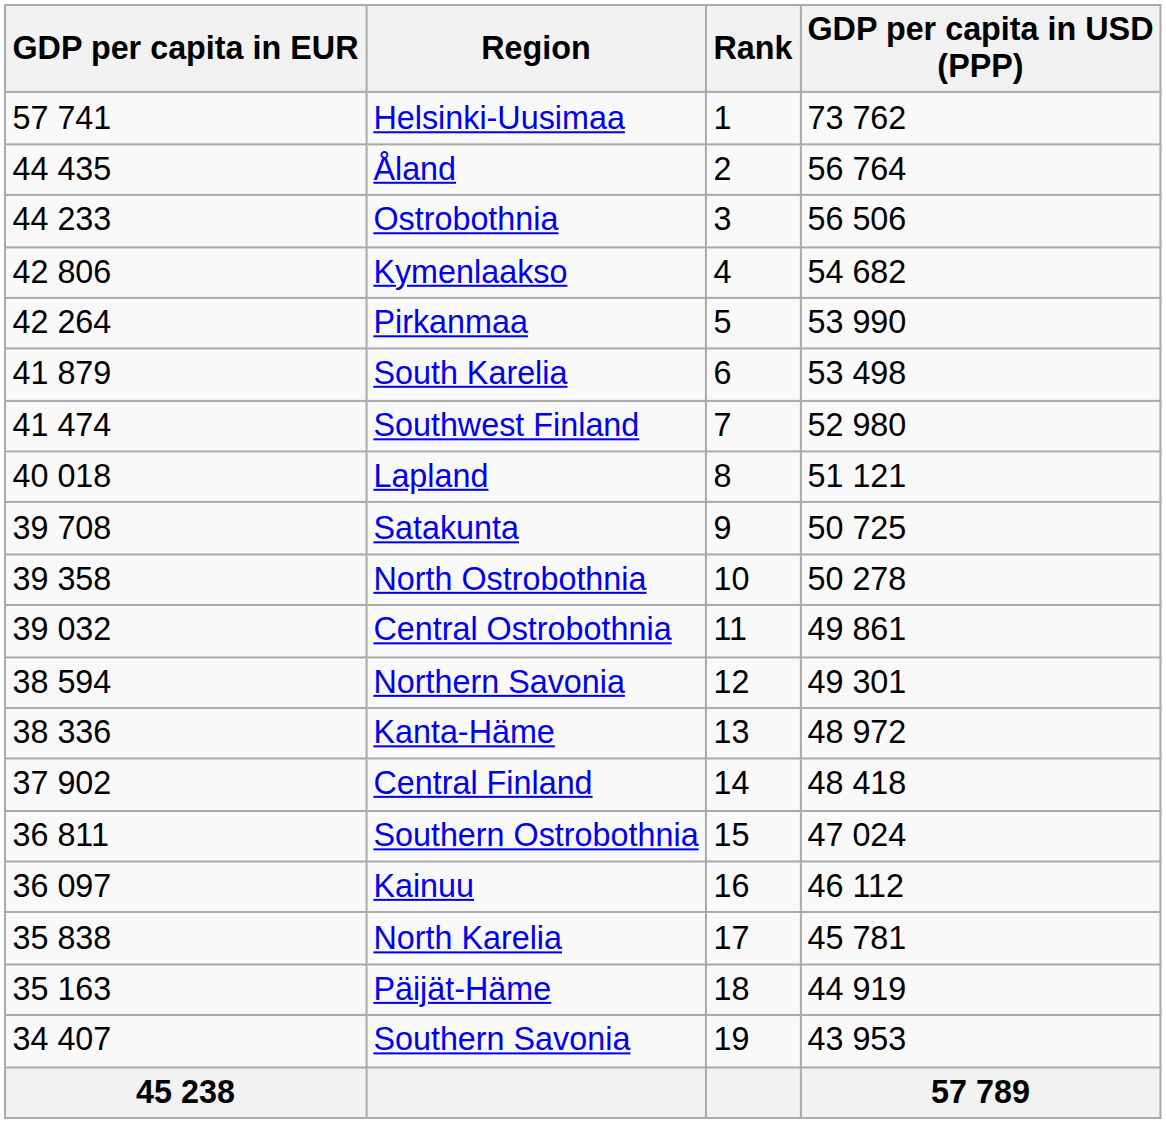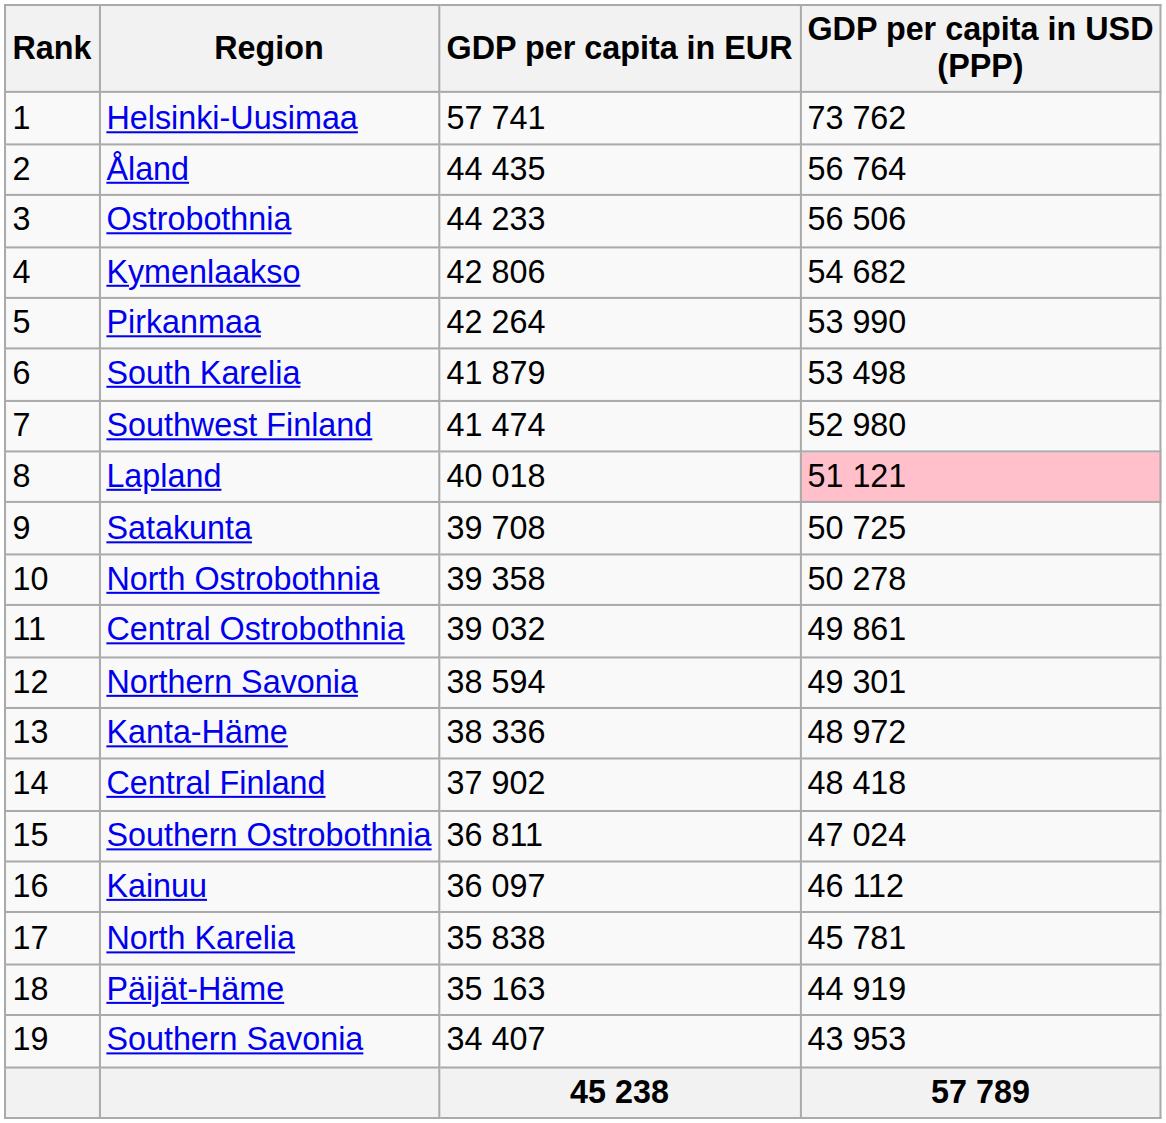columns swapped: (753, 48) <-> (185, 48)
(857, 476) no background -> (857, 476) pink background
